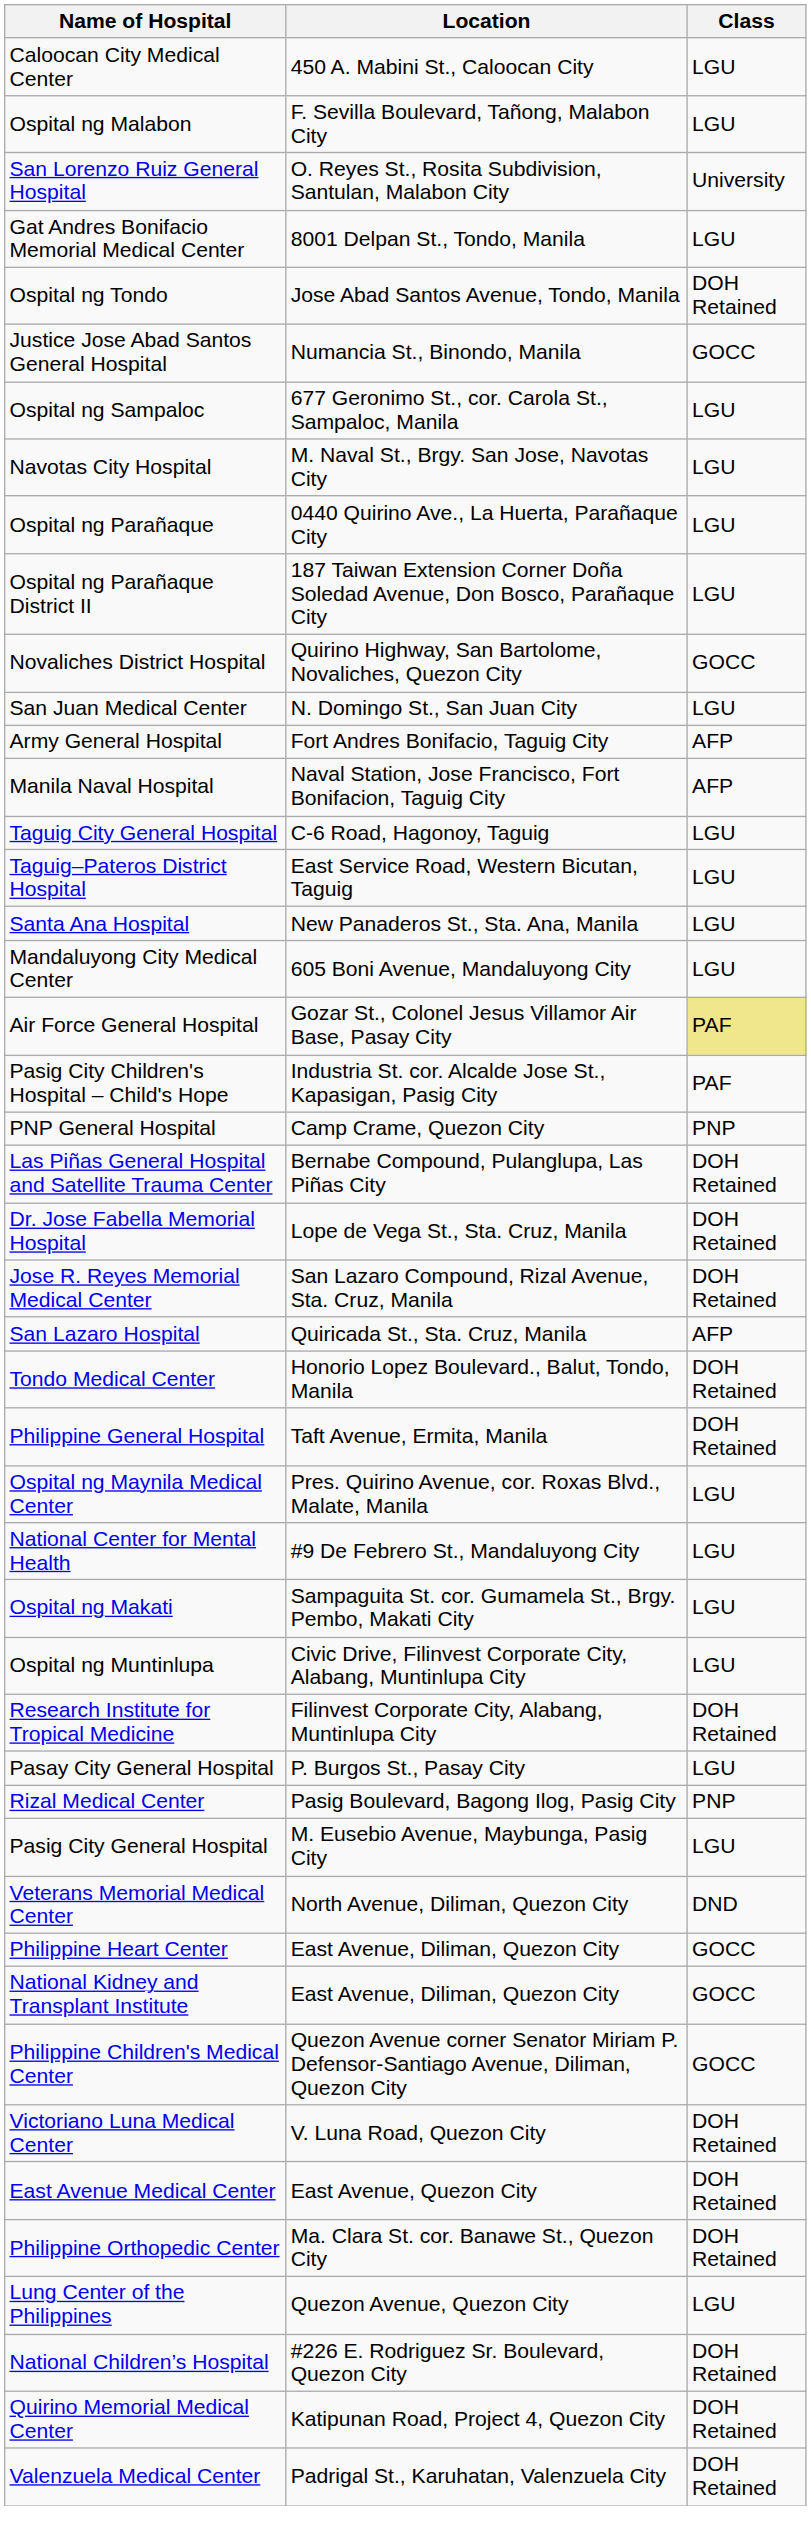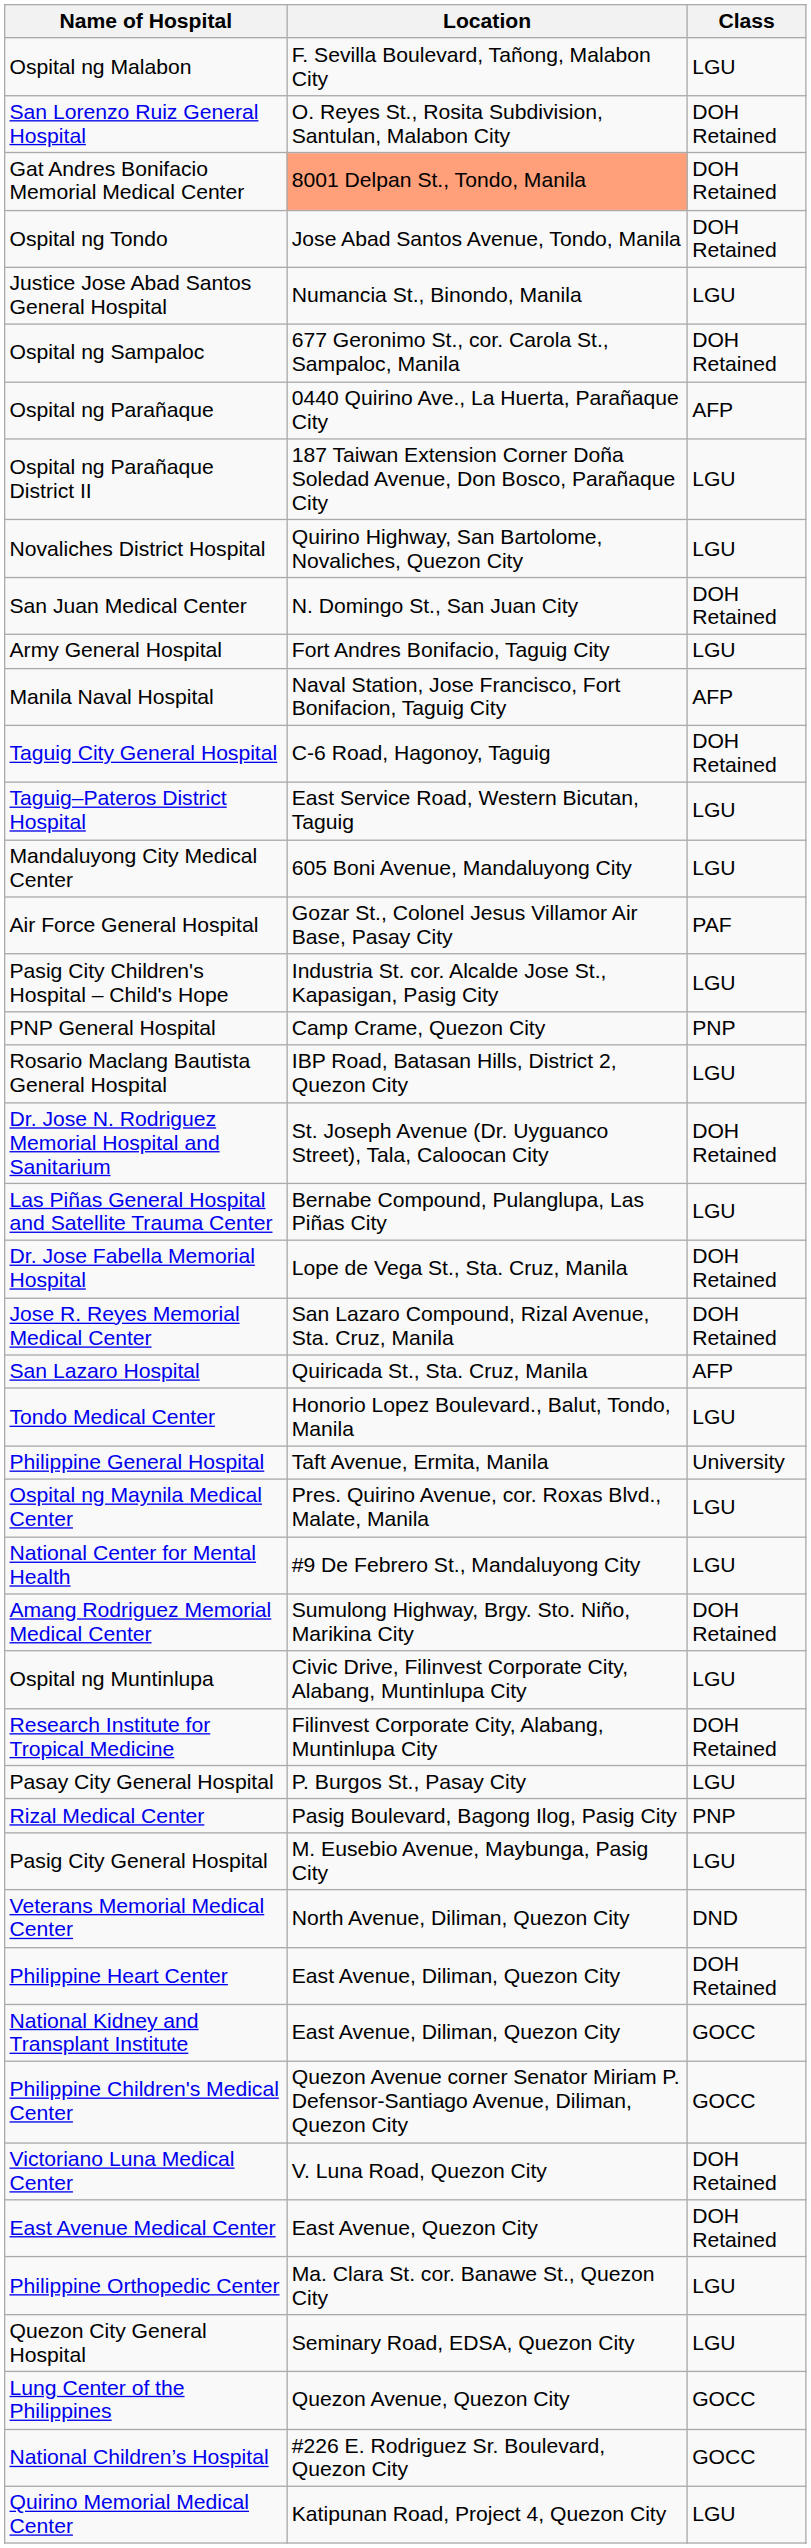- row: (115, 66)
(738, 181) University -> (734, 123) DOH Retained
(438, 238) no background -> (439, 181) lightsalmon background
(714, 238) LGU -> (734, 181) DOH Retained
(724, 352) GOCC -> (714, 295) LGU
(714, 410) LGU -> (734, 352) DOH Retained
- row: (110, 467)
(714, 524) LGU -> (713, 410) AFP
(724, 662) GOCC -> (714, 548) LGU
(714, 708) LGU -> (734, 605) DOH Retained
(713, 741) AFP -> (714, 651) LGU
(714, 832) LGU -> (734, 753) DOH Retained
- row: (99, 923)
(712, 1025) khaki background -> (712, 925) no background
(712, 1083) PAF -> (714, 982) LGU
+ row: (130, 1073)
+ row: (115, 1142)
(734, 1173) DOH Retained -> (714, 1211) LGU
(734, 1379) DOH Retained -> (714, 1416) LGU
(734, 1436) DOH Retained -> (738, 1462) University
- row: (91, 1608)
+ row: (140, 1622)
(724, 1949) GOCC -> (734, 1975) DOH Retained
(734, 2247) DOH Retained -> (714, 2285) LGU
+ row: (108, 2342)
(714, 2305) LGU -> (724, 2400) GOCC
(734, 2362) DOH Retained -> (724, 2457) GOCC
(734, 2419) DOH Retained -> (714, 2514) LGU
- row: (135, 2476)
